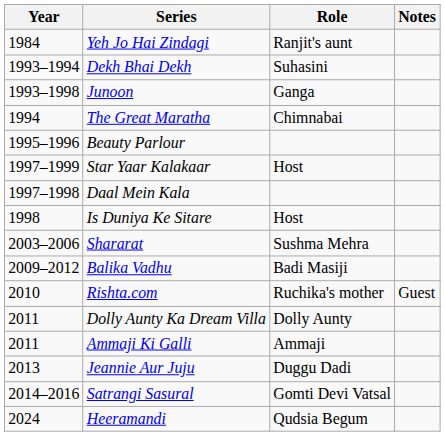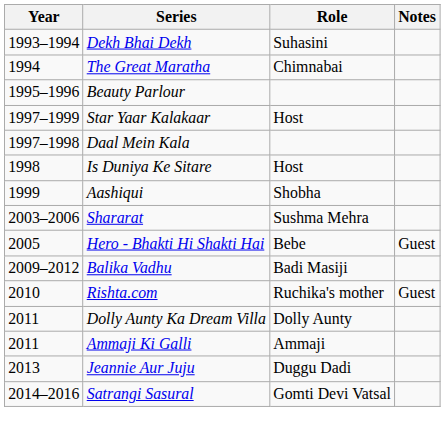- row: (148, 42)
- row: (110, 92)
+ row: (115, 192)
+ row: (176, 243)
- row: (126, 419)
